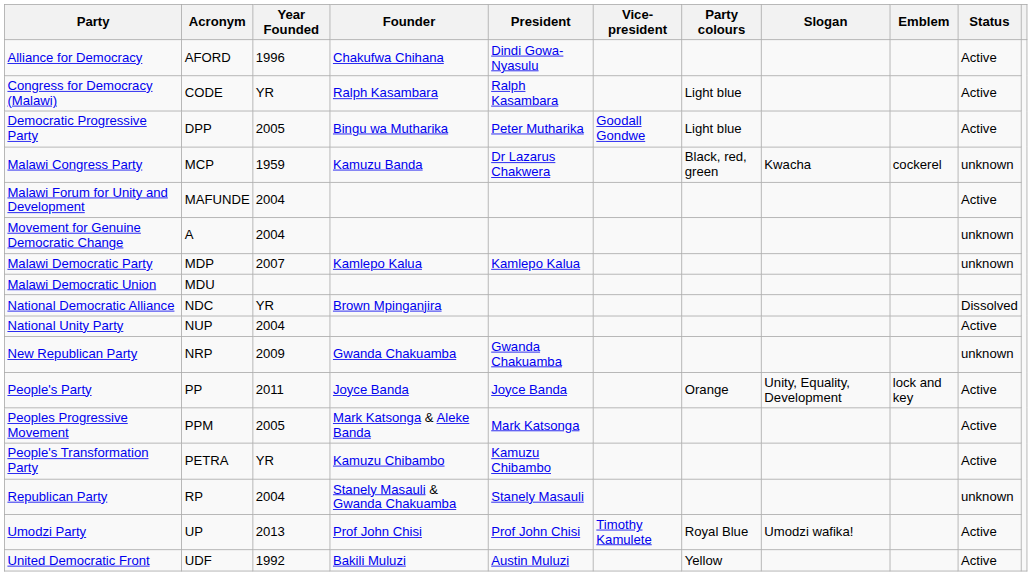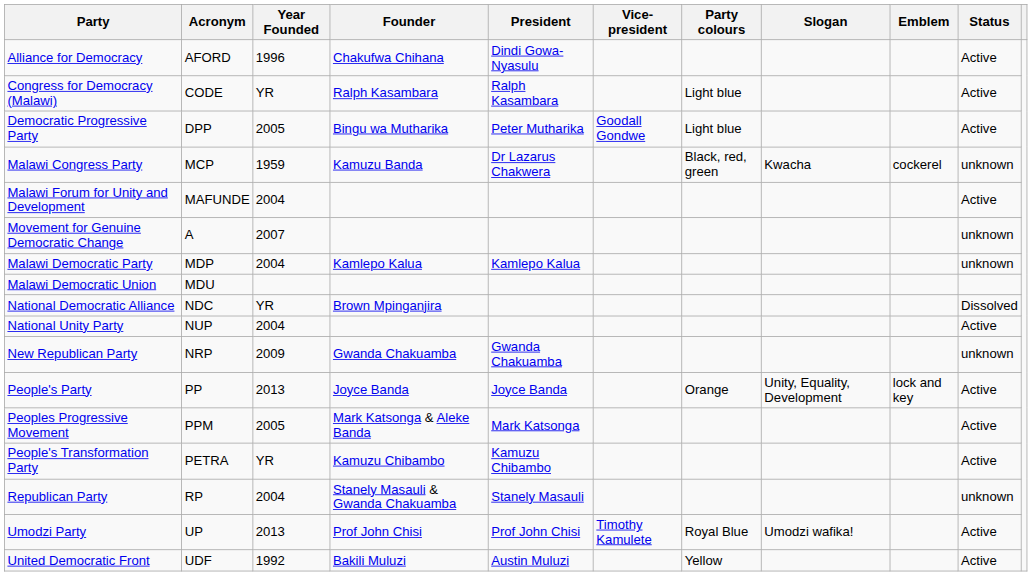(270, 235) 2004 -> (270, 235) 2007
(270, 263) 2007 -> (270, 263) 2004
(270, 390) 2011 -> (270, 390) 2013
